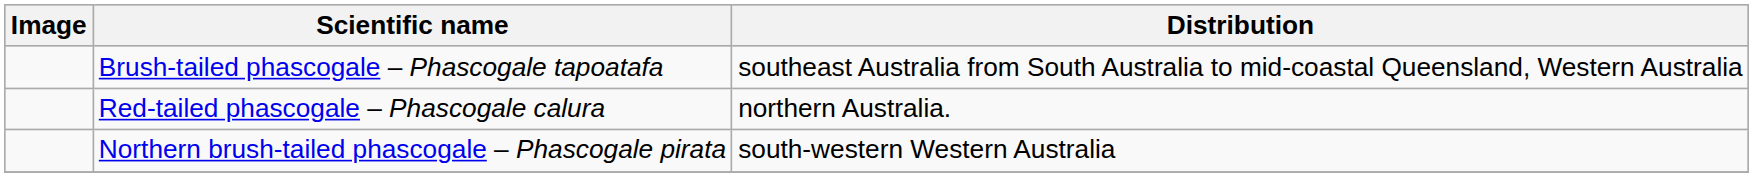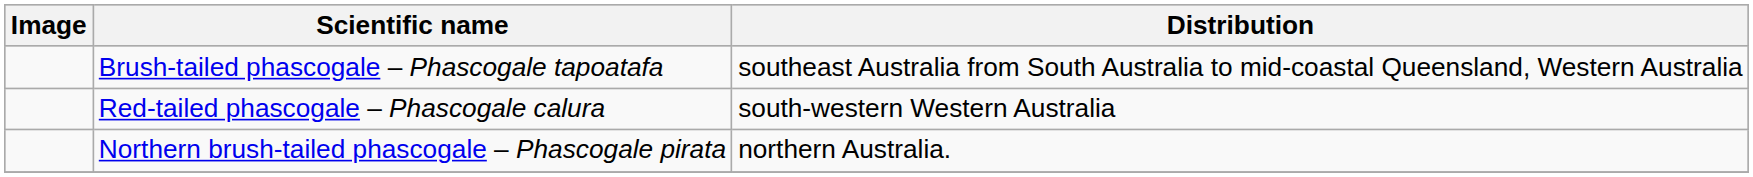(845, 108) northern Australia. -> (927, 108) south-western Western Australia
(927, 150) south-western Western Australia -> (845, 150) northern Australia.
